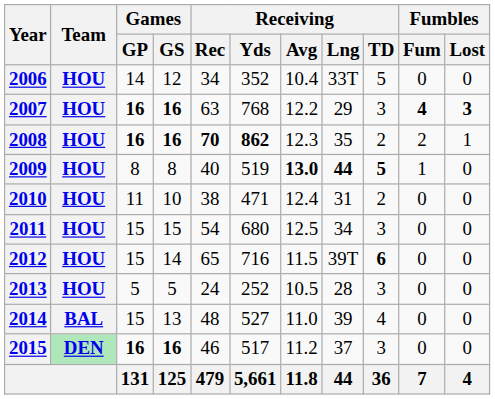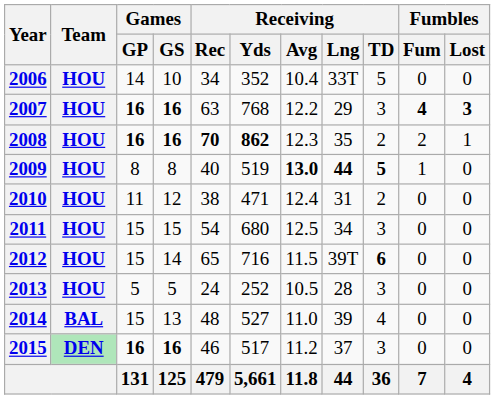(172, 79) 12 -> (172, 79) 10
(172, 199) 10 -> (172, 199) 12
